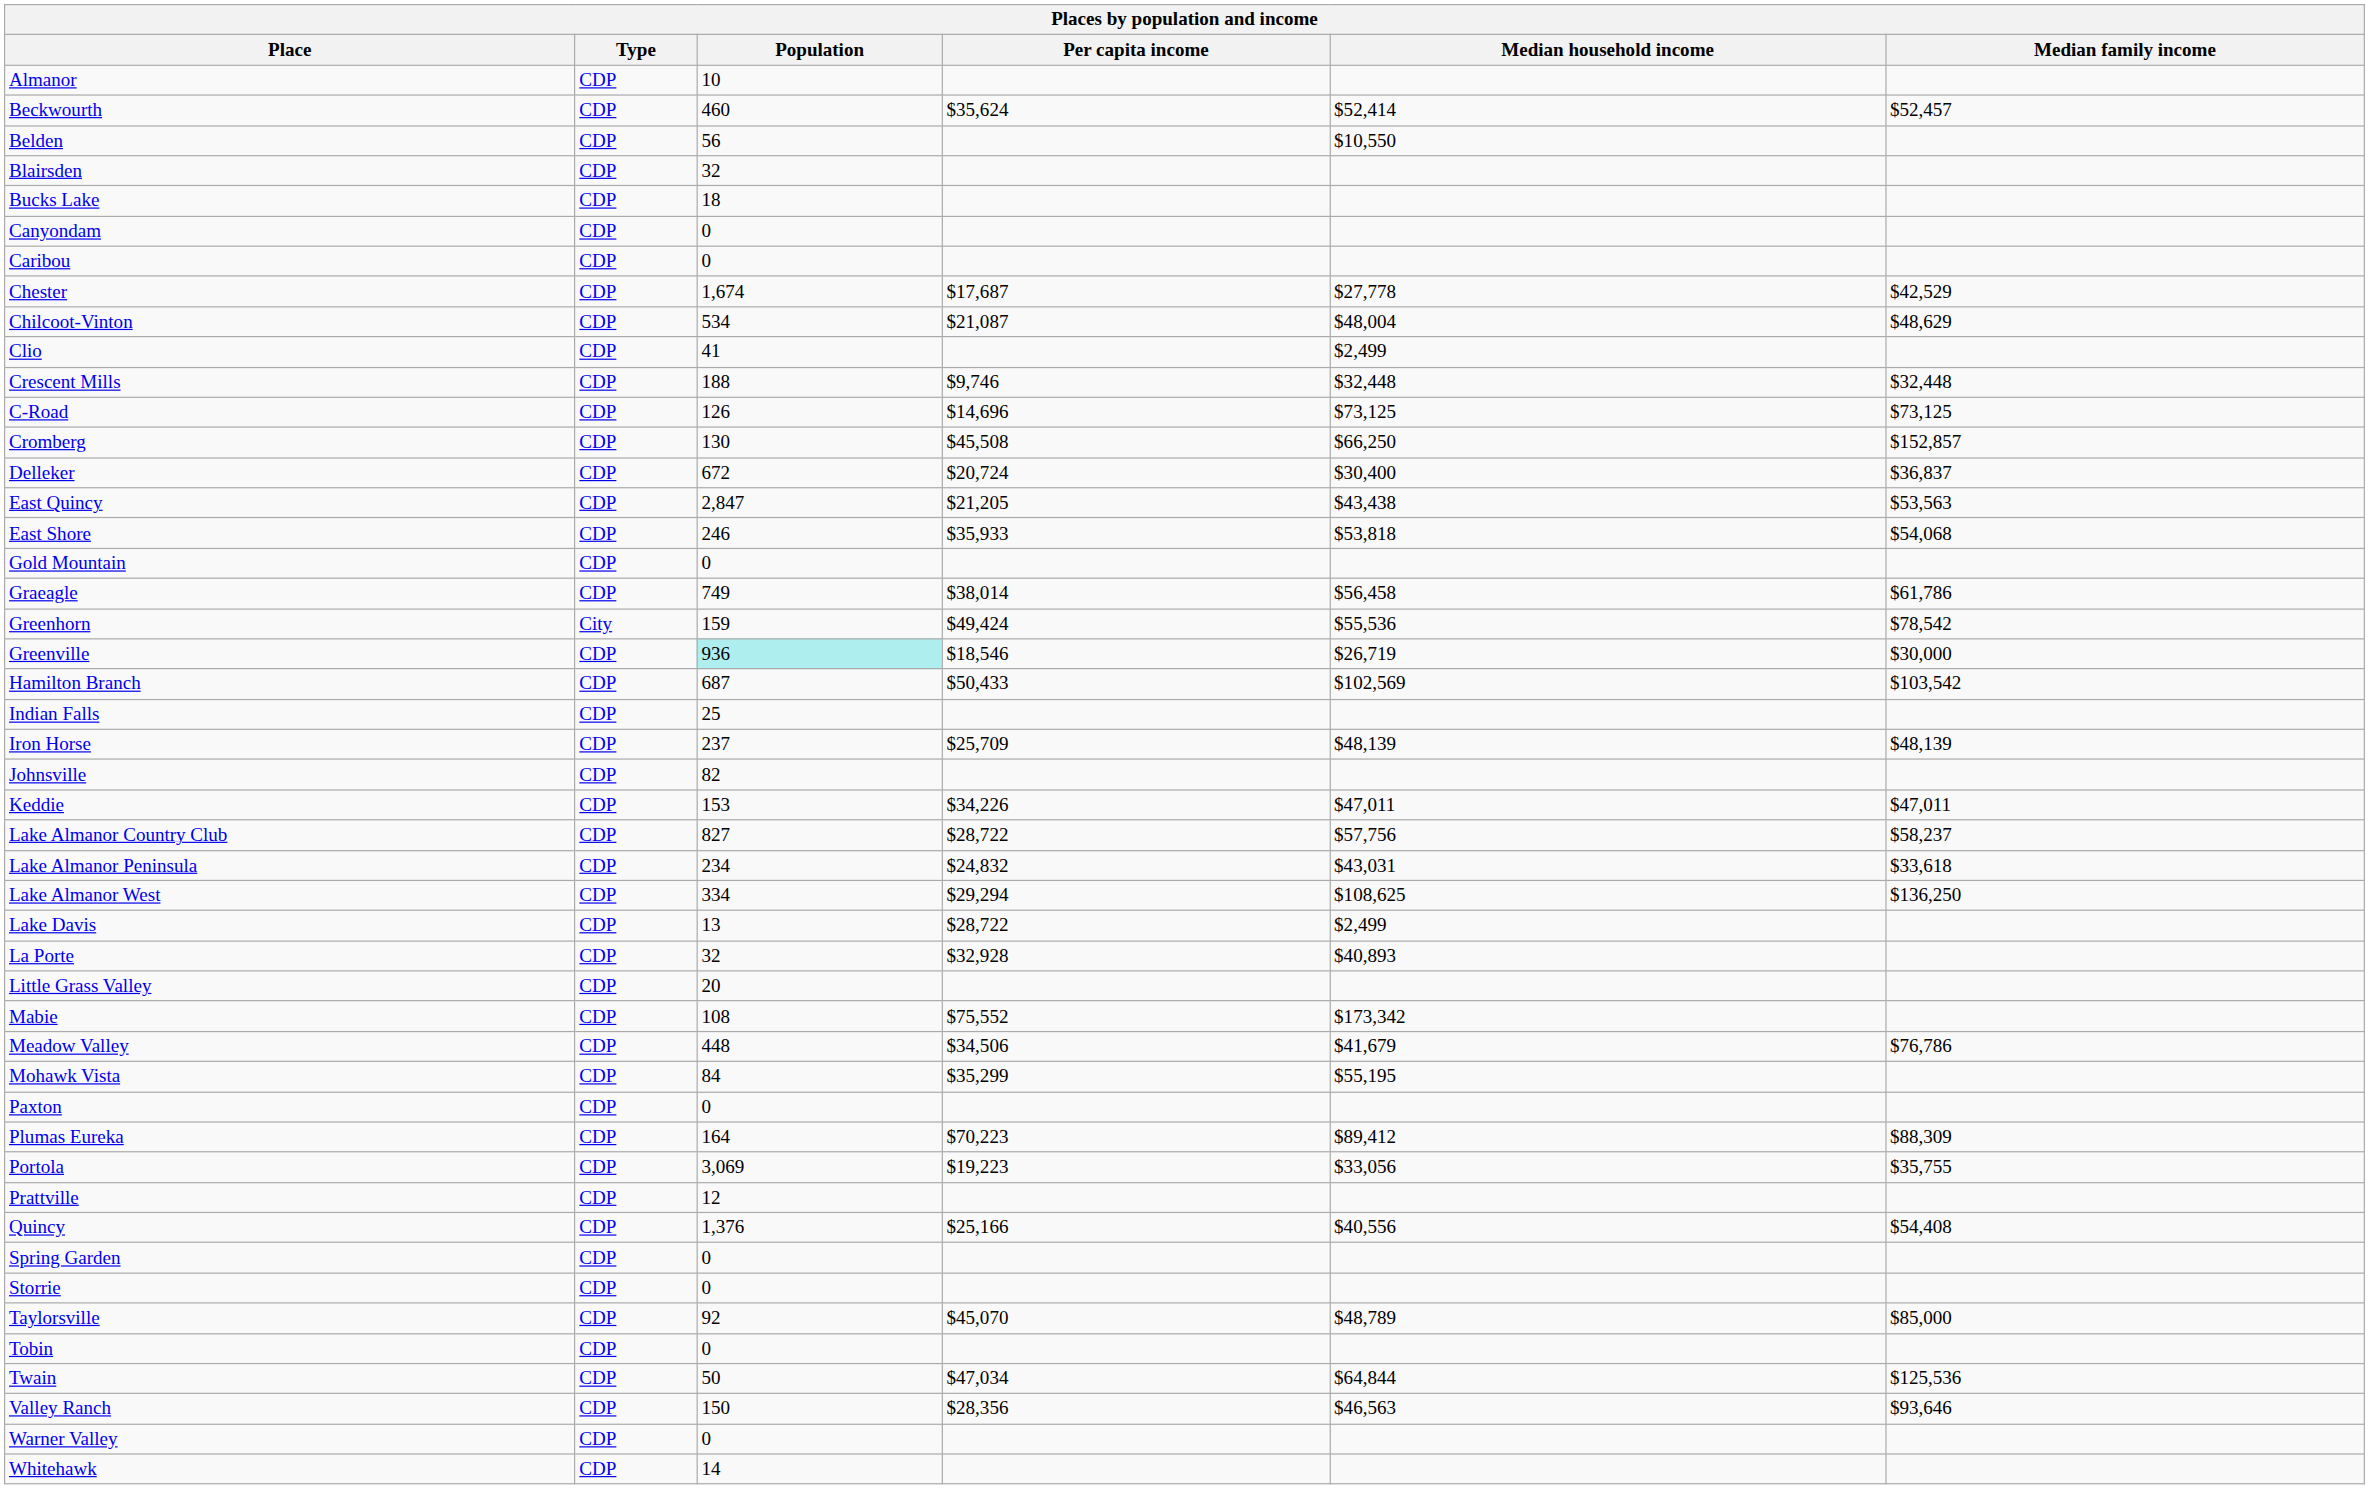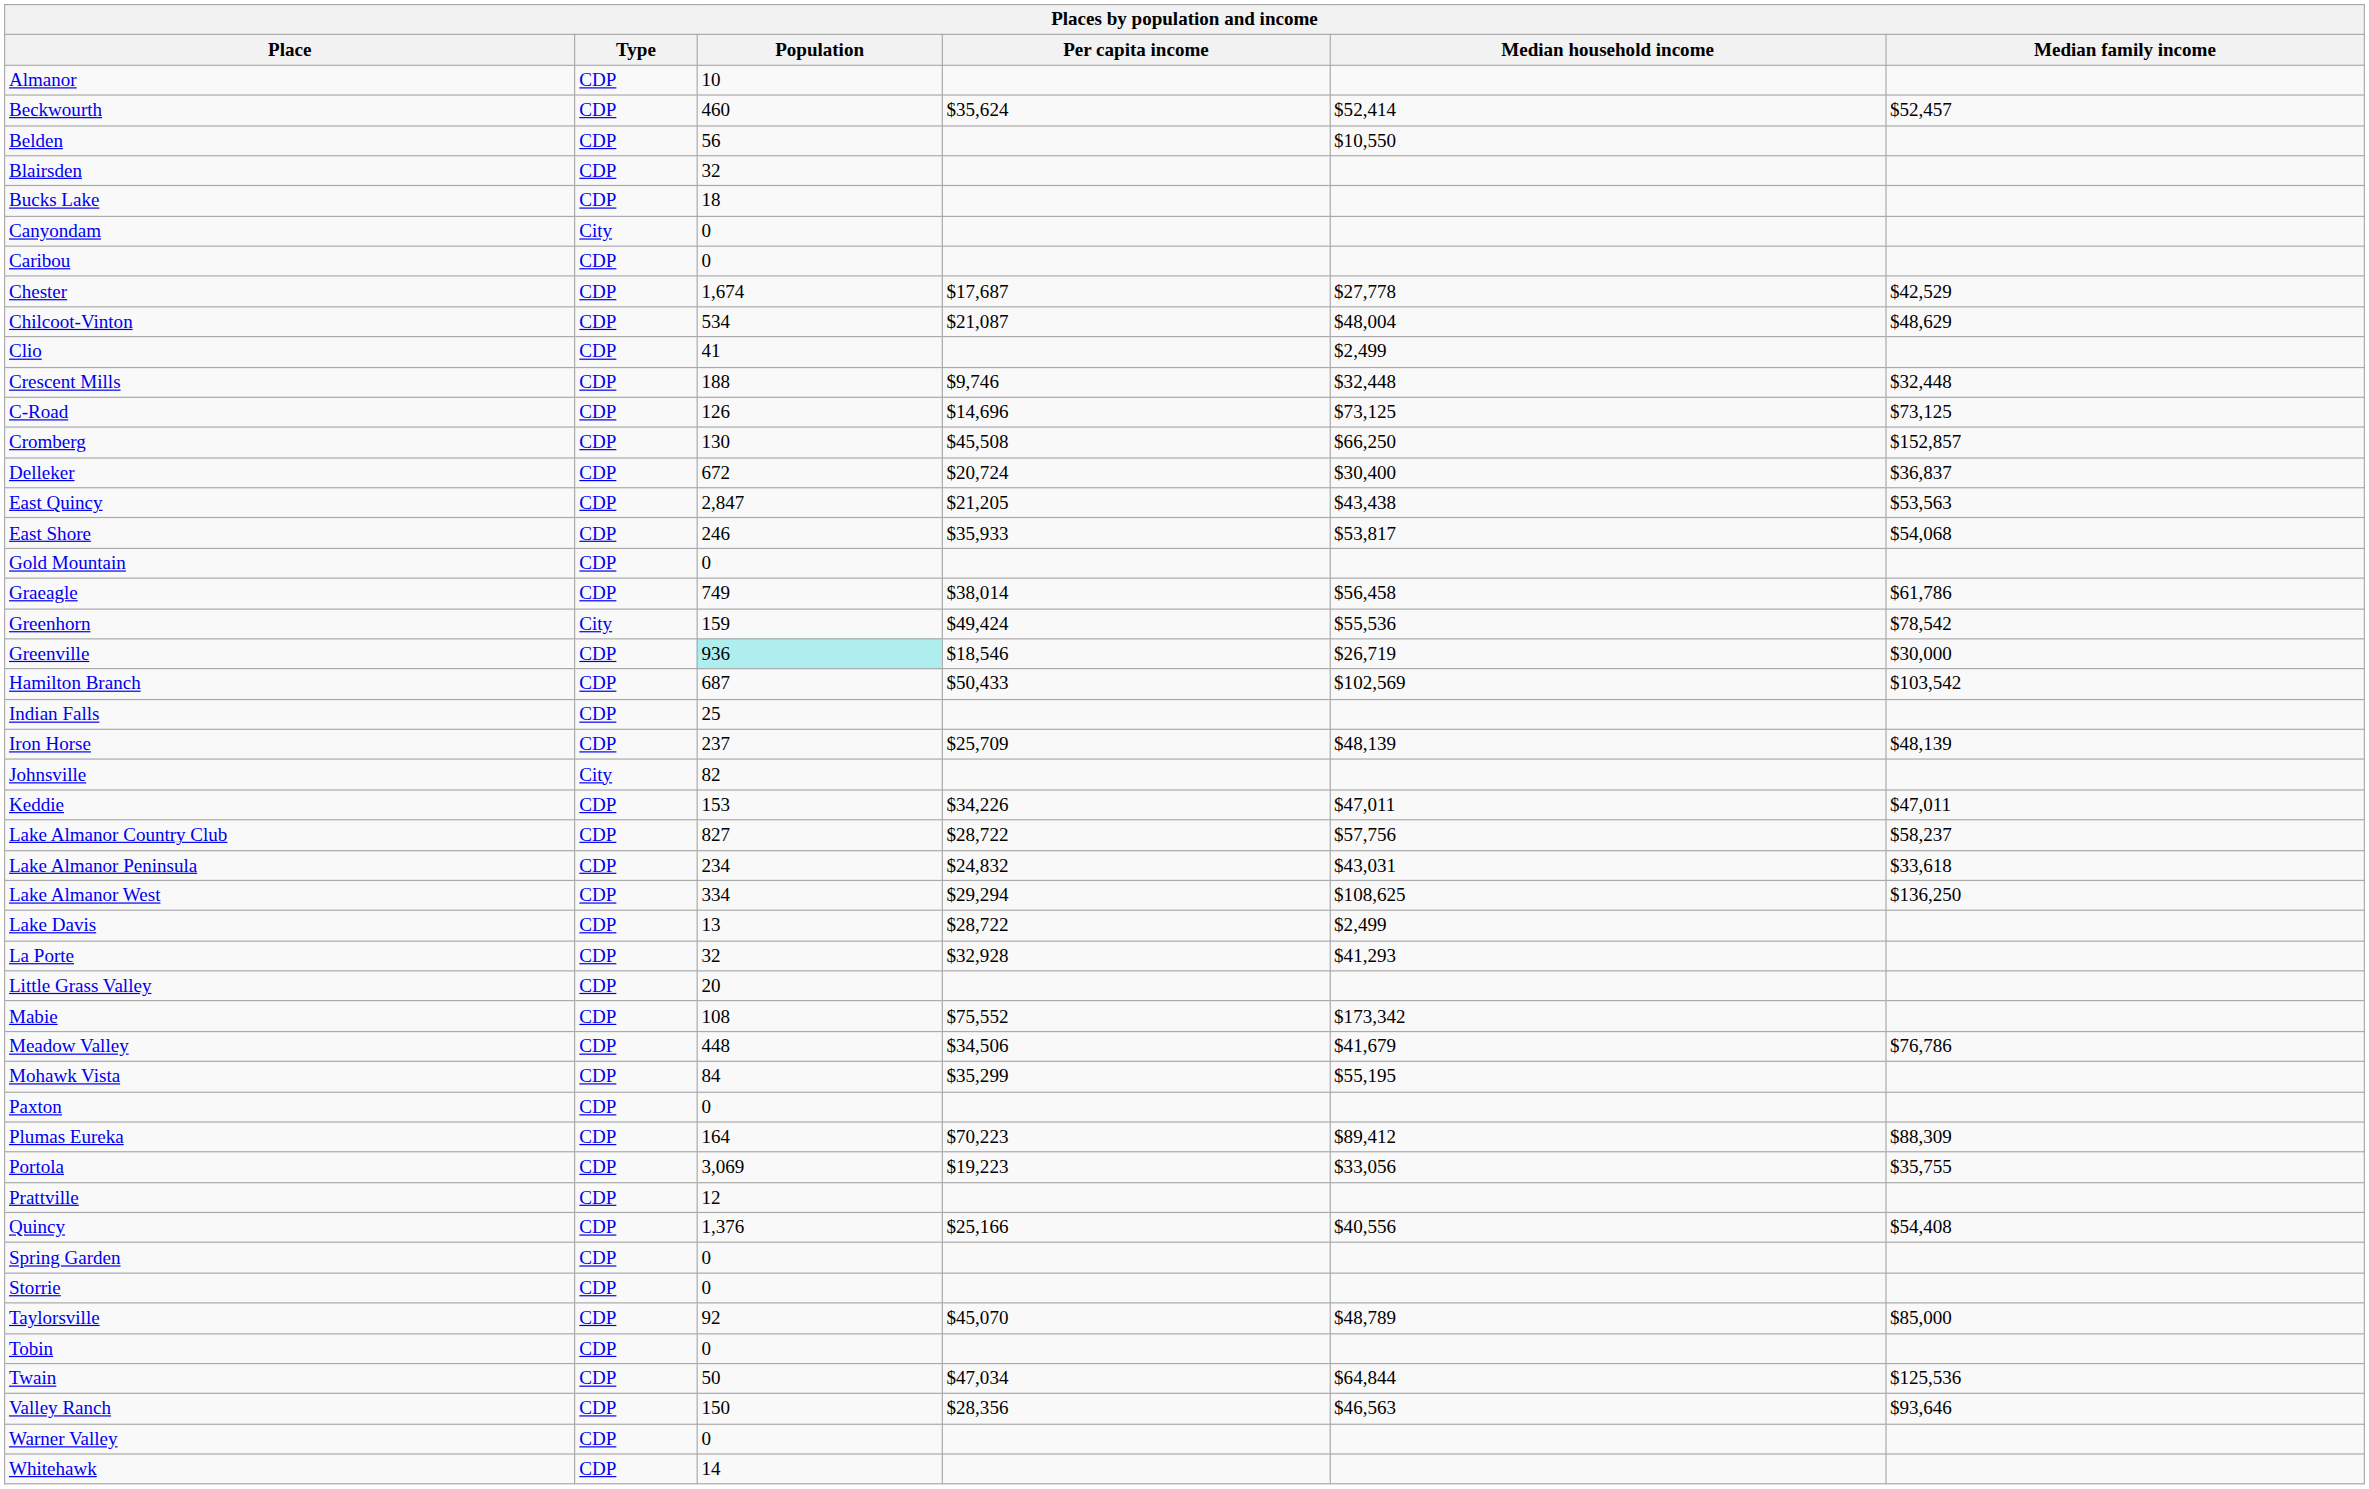(598, 230) CDP -> (596, 230) City
(1365, 532) $53,818 -> (1365, 532) $53,817
(598, 774) CDP -> (596, 774) City
(1365, 955) $40,893 -> (1365, 955) $41,293
